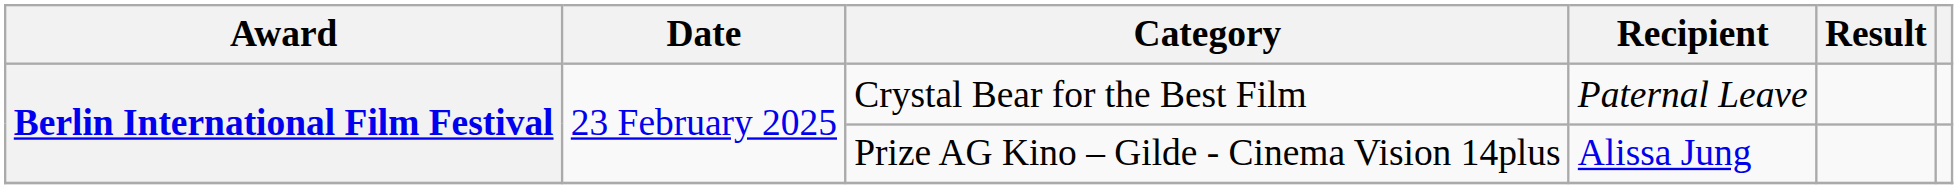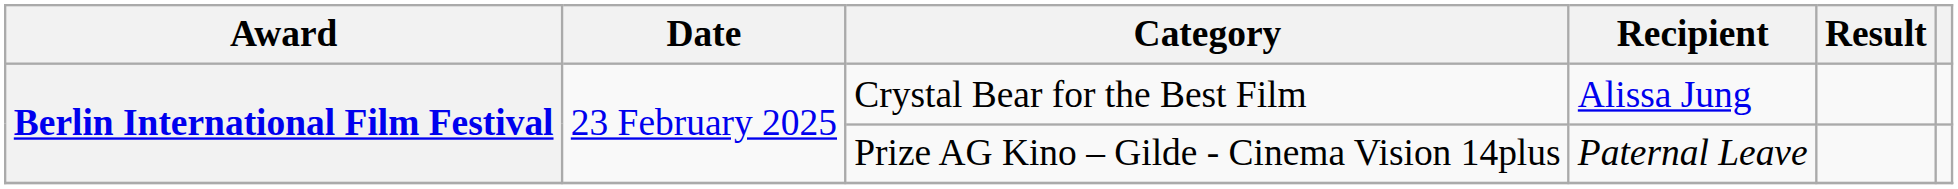(1693, 93) Paternal Leave -> (1665, 93) Alissa Jung
(1665, 152) Alissa Jung -> (1693, 152) Paternal Leave
